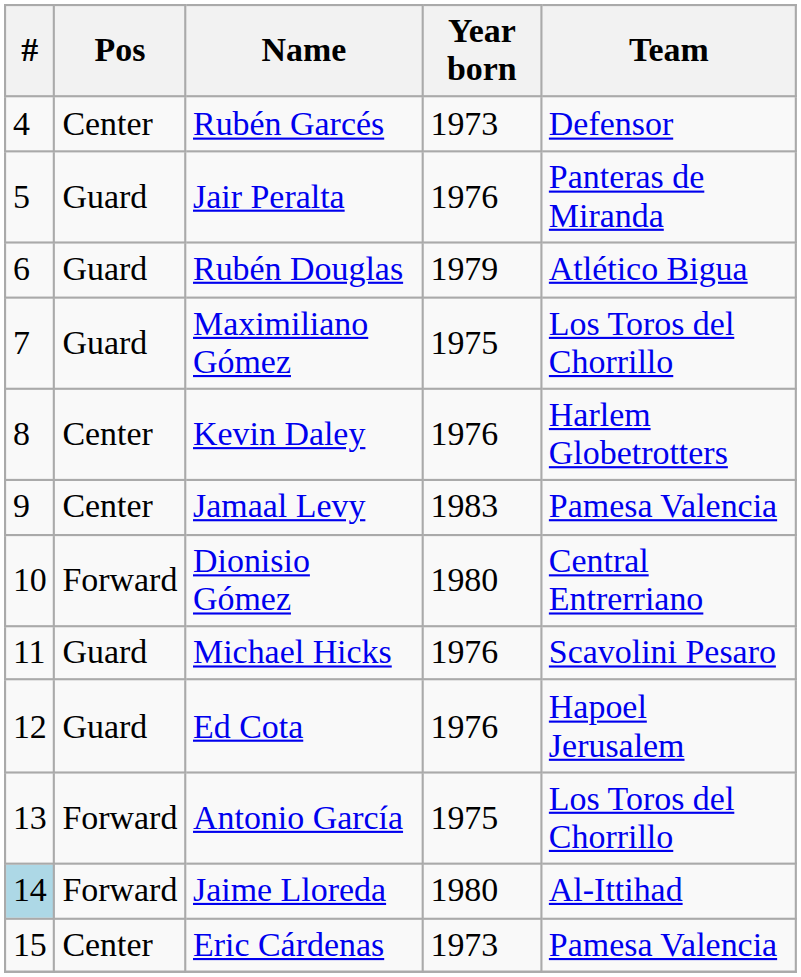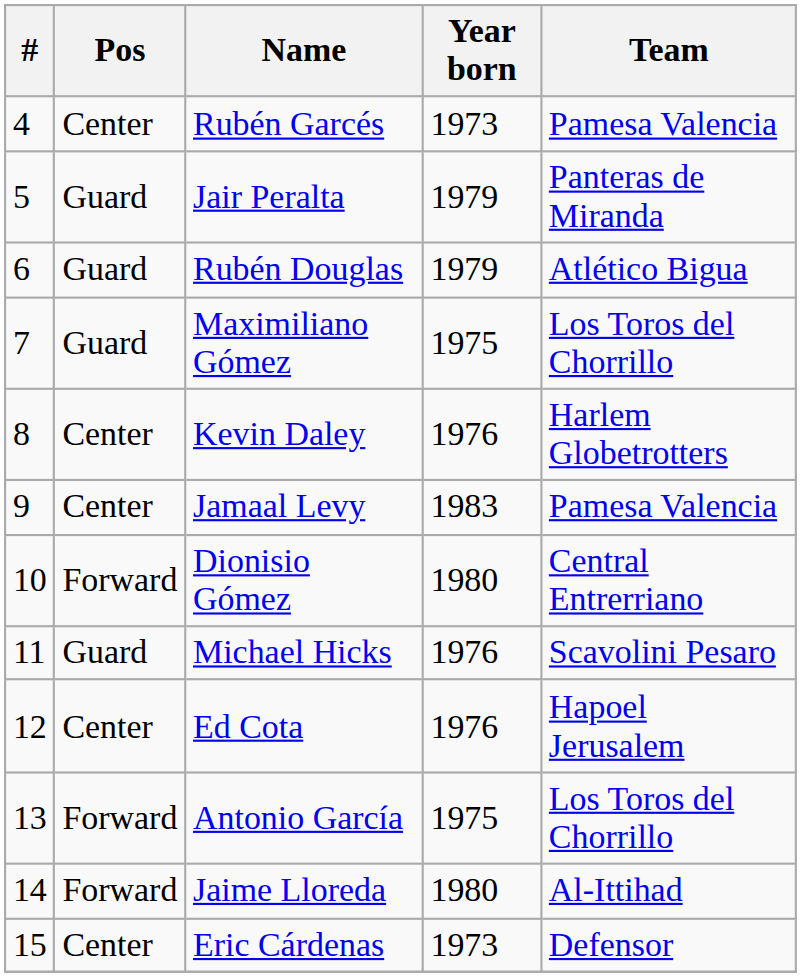(611, 123) Defensor -> (663, 123) Pamesa Valencia
(464, 196) 1976 -> (464, 196) 1979
(105, 725) Guard -> (108, 725) Center
(30, 890) lightblue background -> (30, 890) no background
(663, 944) Pamesa Valencia -> (611, 944) Defensor
